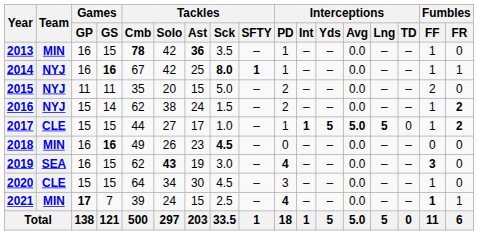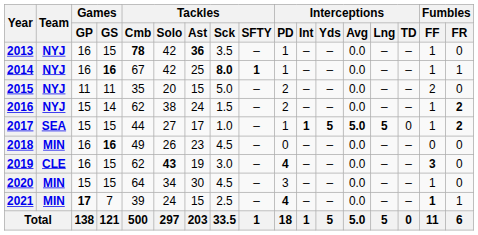(54, 51) MIN -> (54, 51) NYJ
(54, 126) CLE -> (54, 126) SEA
(224, 145) bold -> (224, 145) normal
(54, 164) SEA -> (54, 164) CLE
(54, 182) CLE -> (54, 182) MIN
